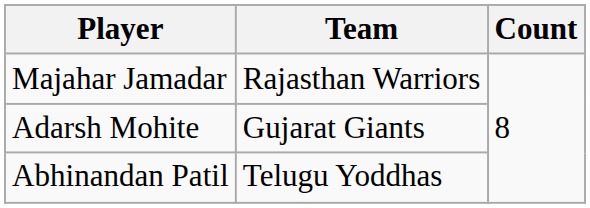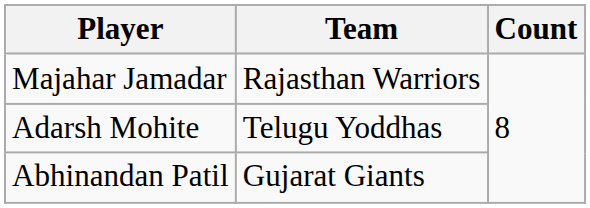(334, 127) Gujarat Giants -> (343, 127) Telugu Yoddhas
(343, 176) Telugu Yoddhas -> (334, 176) Gujarat Giants
